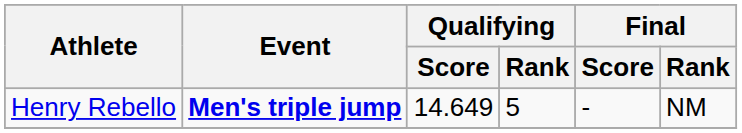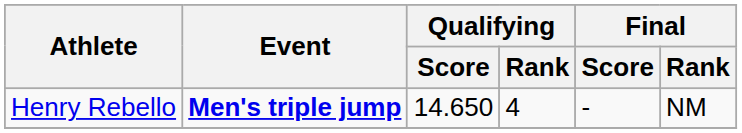(453, 108) 14.649 -> (453, 108) 14.650
(513, 108) 5 -> (513, 108) 4
